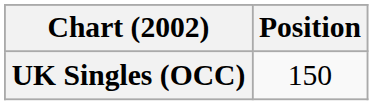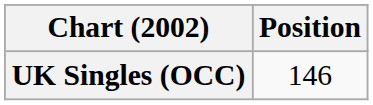(310, 74) 150 -> (310, 74) 146
